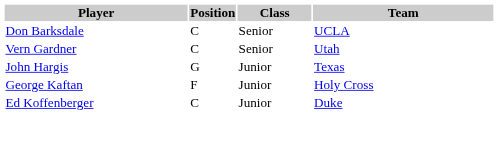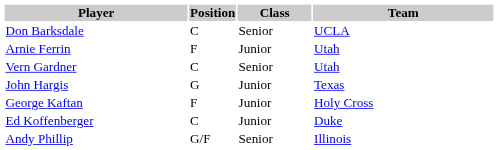+ row: (38, 49)
+ row: (39, 139)
